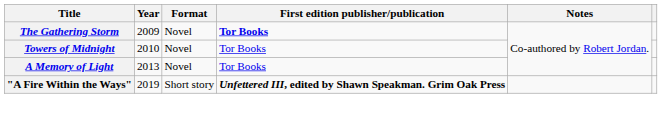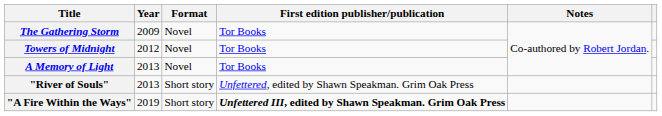(244, 31) bold -> (243, 31) normal
(148, 48) 2010 -> (148, 48) 2012
+ row: (69, 84)
